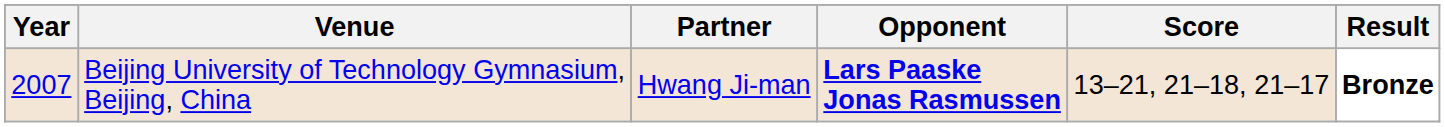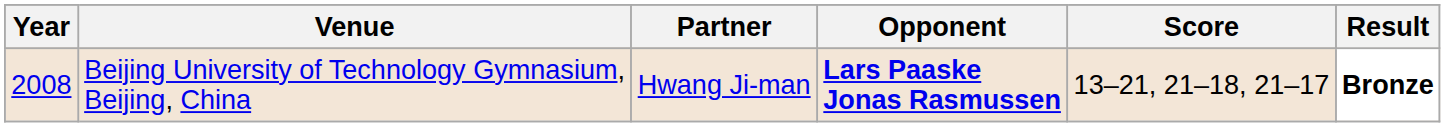(41, 85) 2007 -> (41, 85) 2008
